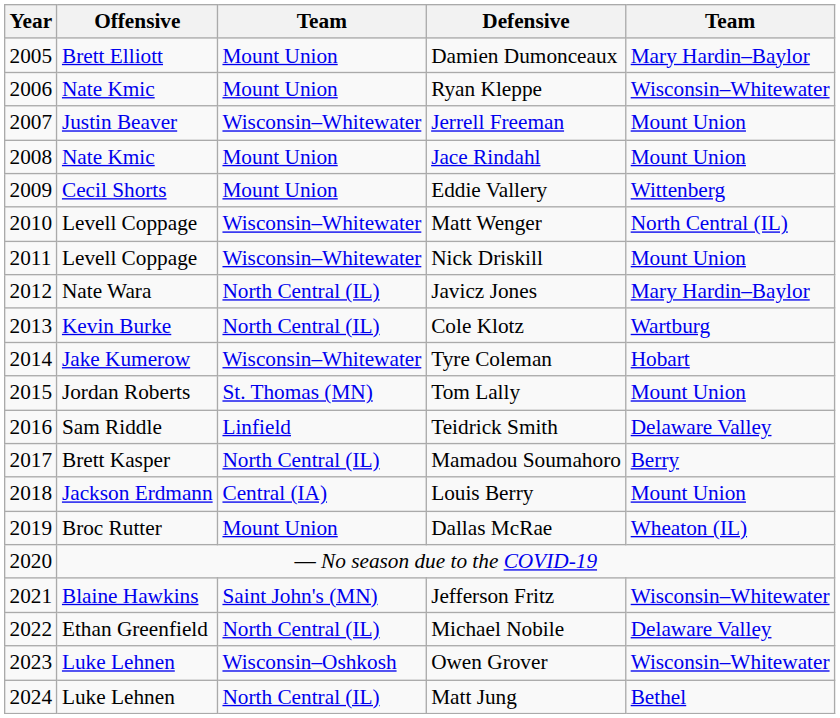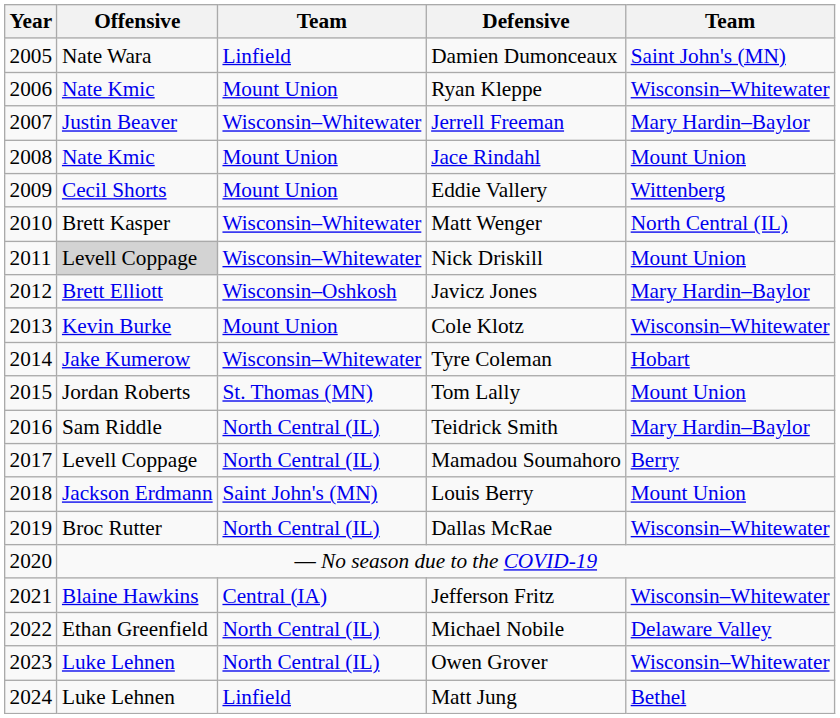(112, 55) Brett Elliott -> (107, 55) Nate Wara
(280, 55) Mount Union -> (257, 55) Linfield
(720, 55) Mary Hardin–Baylor -> (708, 55) Saint John's (MN)
(688, 122) Mount Union -> (720, 122) Mary Hardin–Baylor
(130, 223) Levell Coppage -> (116, 223) Brett Kasper
(130, 257) no background -> (130, 257) lightgrey background
(107, 291) Nate Wara -> (112, 291) Brett Elliott
(301, 291) North Central (IL) -> (310, 291) Wisconsin–Oshkosh
(301, 325) North Central (IL) -> (280, 325) Mount Union
(670, 325) Wartburg -> (730, 325) Wisconsin–Whitewater
(257, 426) Linfield -> (301, 426) North Central (IL)
(701, 426) Delaware Valley -> (720, 426) Mary Hardin–Baylor
(116, 460) Brett Kasper -> (130, 460) Levell Coppage
(275, 493) Central (IA) -> (300, 493) Saint John's (MN)
(280, 527) Mount Union -> (301, 527) North Central (IL)
(689, 527) Wheaton (IL) -> (730, 527) Wisconsin–Whitewater
(300, 595) Saint John's (MN) -> (275, 595) Central (IA)
(310, 662) Wisconsin–Oshkosh -> (301, 662) North Central (IL)
(301, 696) North Central (IL) -> (257, 696) Linfield
